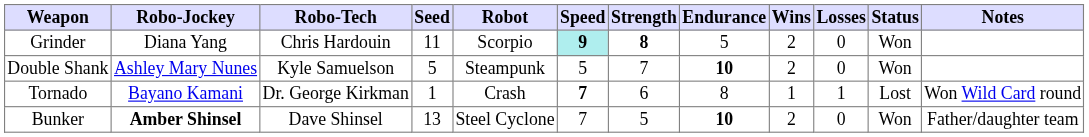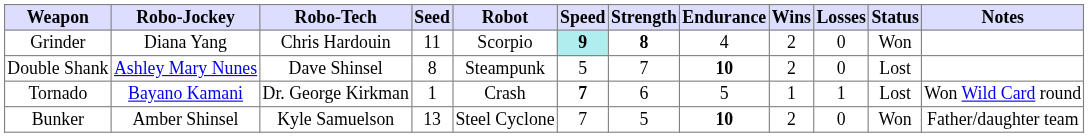(724, 42) 5 -> (724, 42) 4
(336, 68) Kyle Samuelson -> (336, 68) Dave Shinsel
(432, 68) 5 -> (432, 68) 8
(895, 68) Won -> (895, 68) Lost
(724, 93) 8 -> (724, 93) 5
(186, 119) bold -> (186, 119) normal
(336, 119) Dave Shinsel -> (336, 119) Kyle Samuelson
